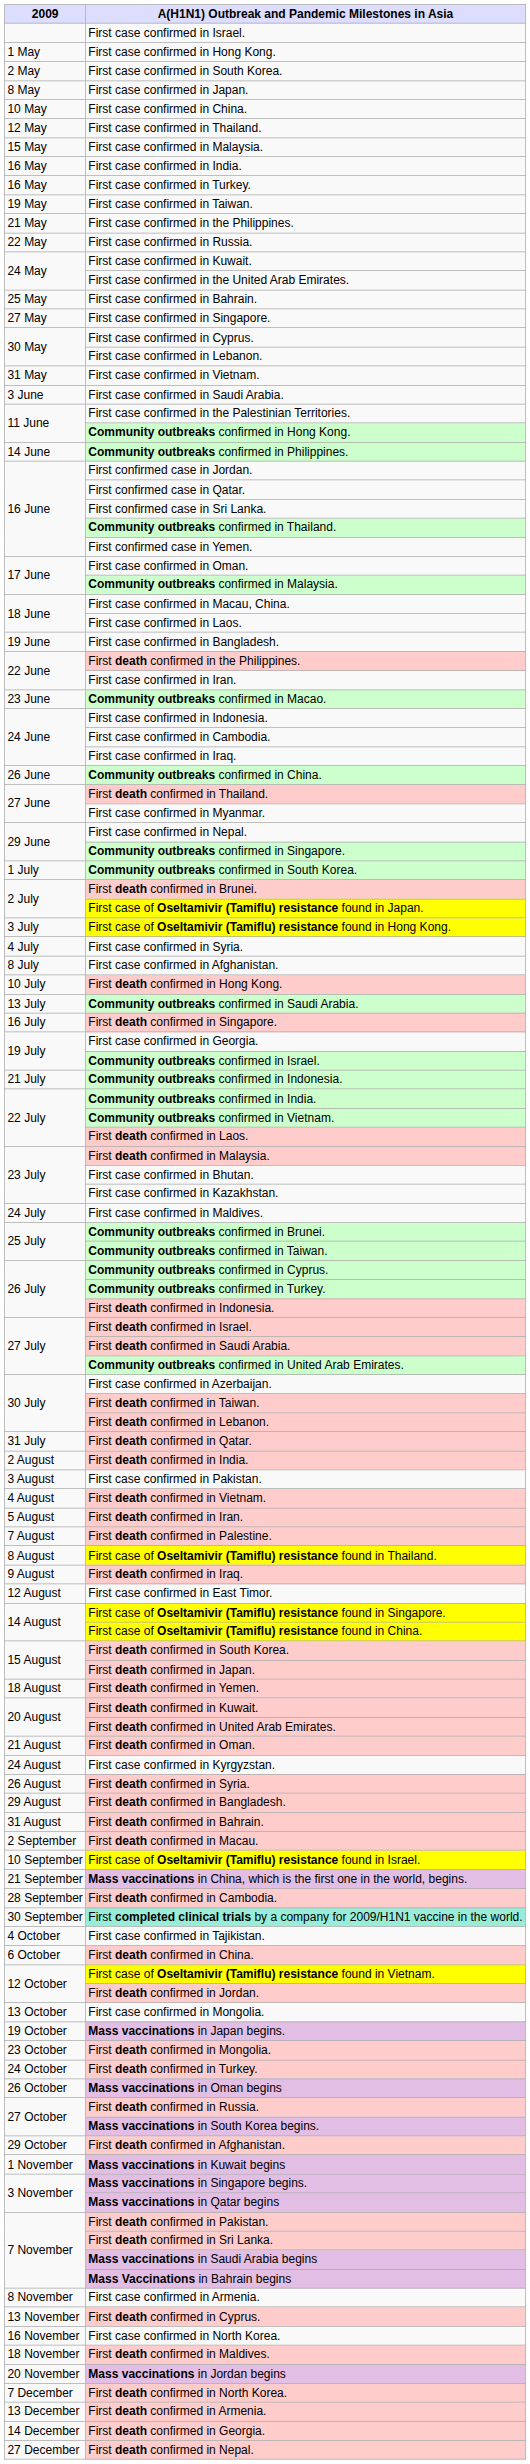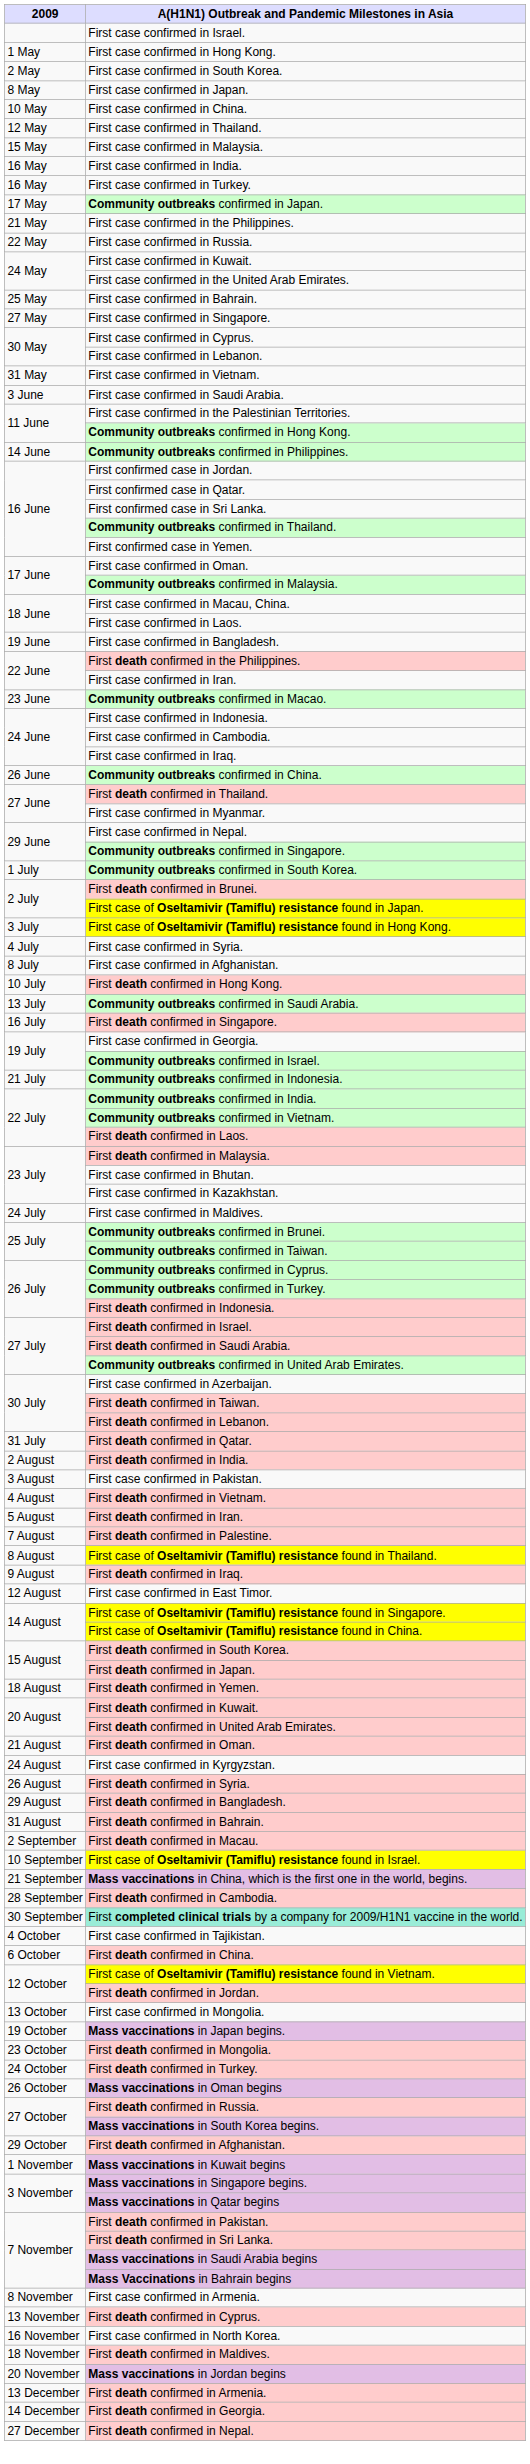+ row: (206, 204)
- row: (171, 204)
- row: (188, 2392)
